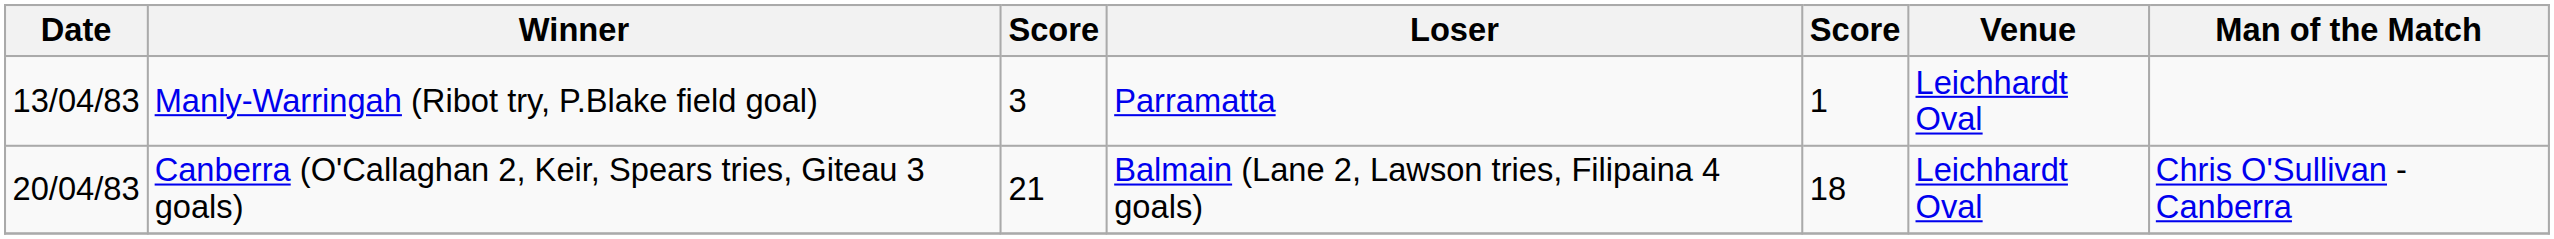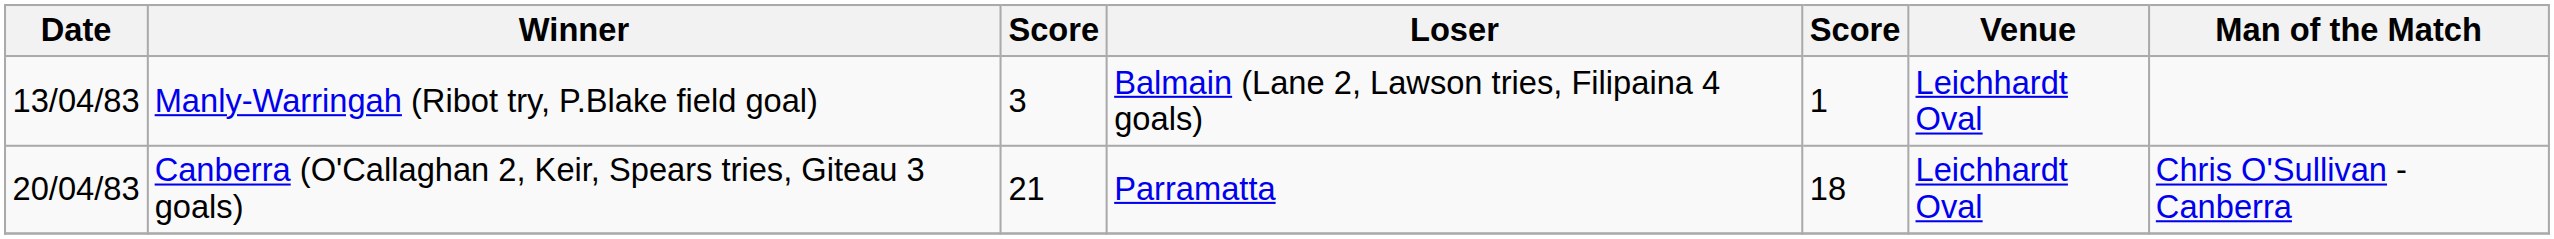(1195, 100) Parramatta -> (1417, 100) Balmain (Lane 2, Lawson tries, Filipaina 4 goals)
(1417, 188) Balmain (Lane 2, Lawson tries, Filipaina 4 goals) -> (1195, 188) Parramatta
